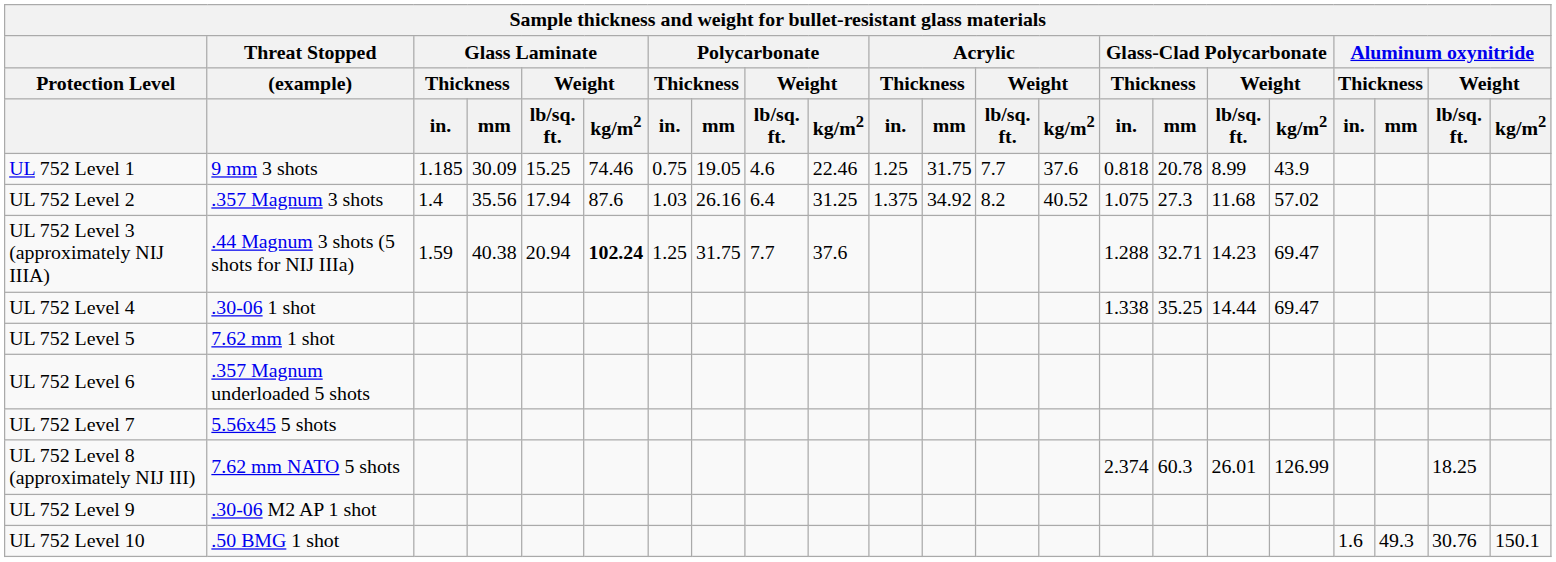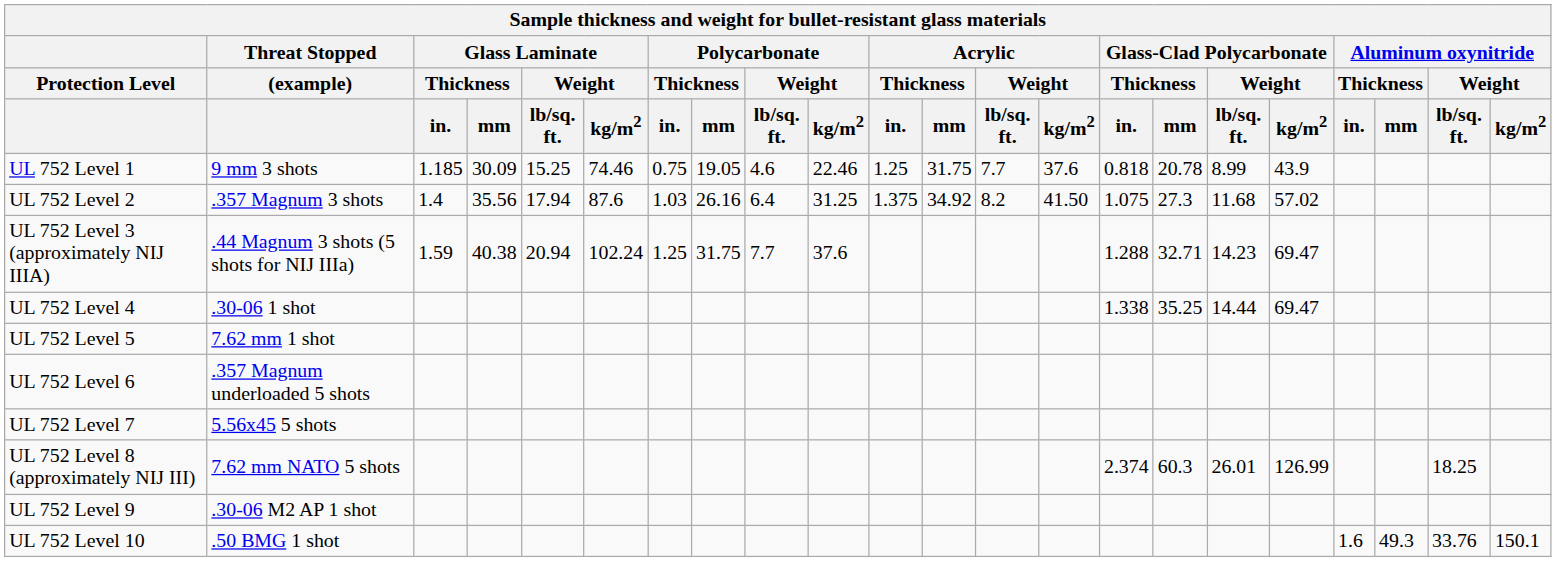(1066, 199) 40.52 -> (1066, 199) 41.50
(616, 253) bold -> (616, 253) normal
(1454, 540) 30.76 -> (1454, 540) 33.76
